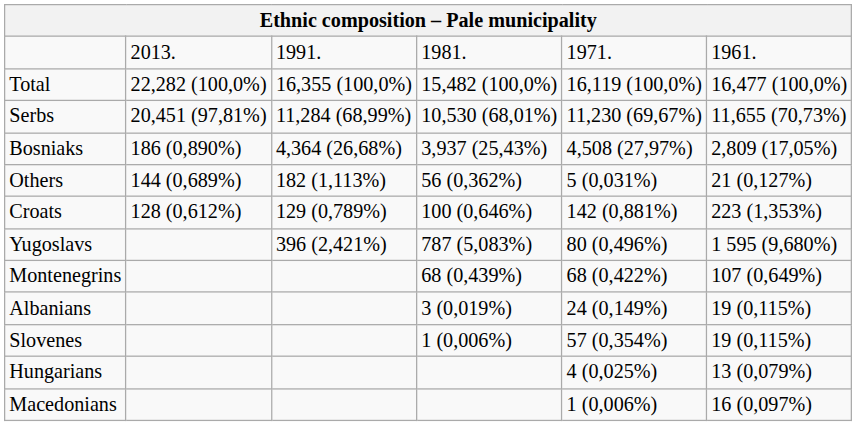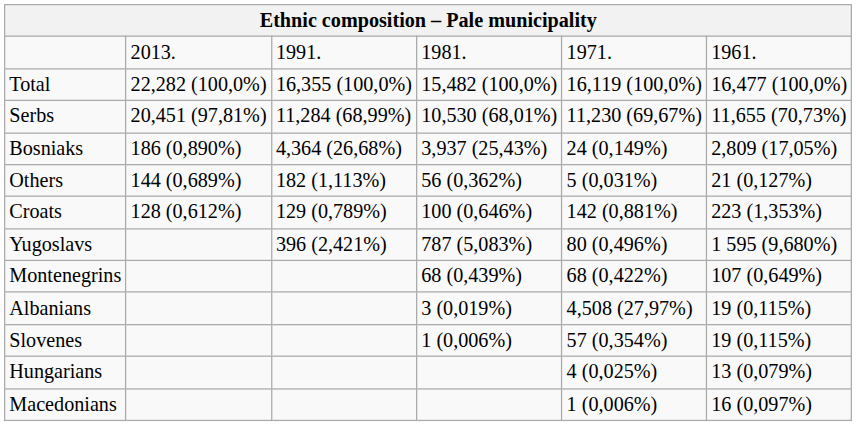(630, 148) 4,508 (27,97%) -> (617, 148) 24 (0,149%)
(617, 308) 24 (0,149%) -> (630, 308) 4,508 (27,97%)
